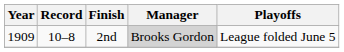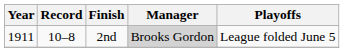(21, 36) 1909 -> (21, 36) 1911
